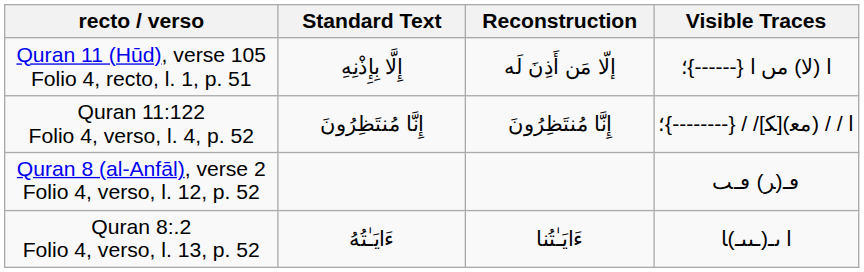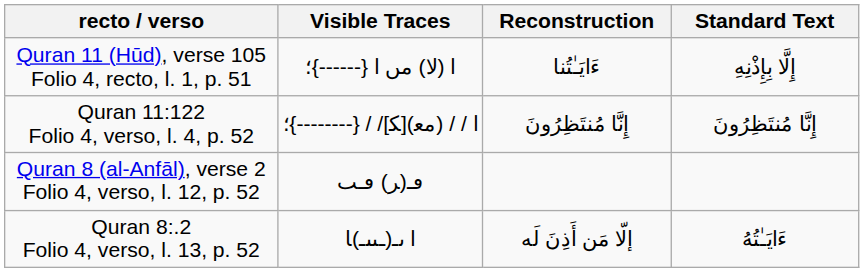columns swapped: (756, 21) <-> (372, 21)
(560, 67) إلّا مَن أَذِنَ لَه -> (577, 67) ءَايَـٰتُنا
(560, 239) ءَايَـٰتُنا -> (577, 239) إلّا مَن أَذِنَ لَه
